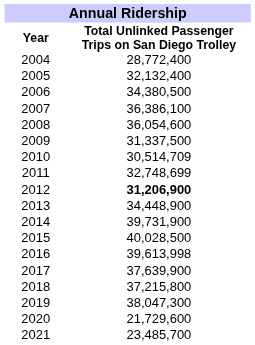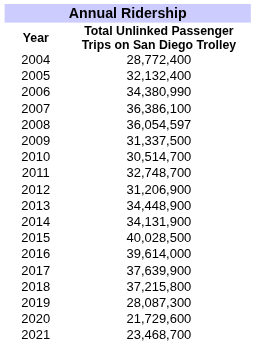(159, 92) 34,380,500 -> (159, 92) 34,380,990
(159, 124) 36,054,600 -> (159, 124) 36,054,597
(159, 157) 30,514,709 -> (159, 157) 30,514,700
(159, 173) 32,748,699 -> (159, 173) 32,748,700
(159, 189) bold -> (159, 189) normal
(159, 221) 39,731,900 -> (159, 221) 34,131,900
(159, 254) 39,613,998 -> (159, 254) 39,614,000
(159, 302) 38,047,300 -> (159, 302) 28,087,300
(159, 335) 23,485,700 -> (159, 335) 23,468,700
